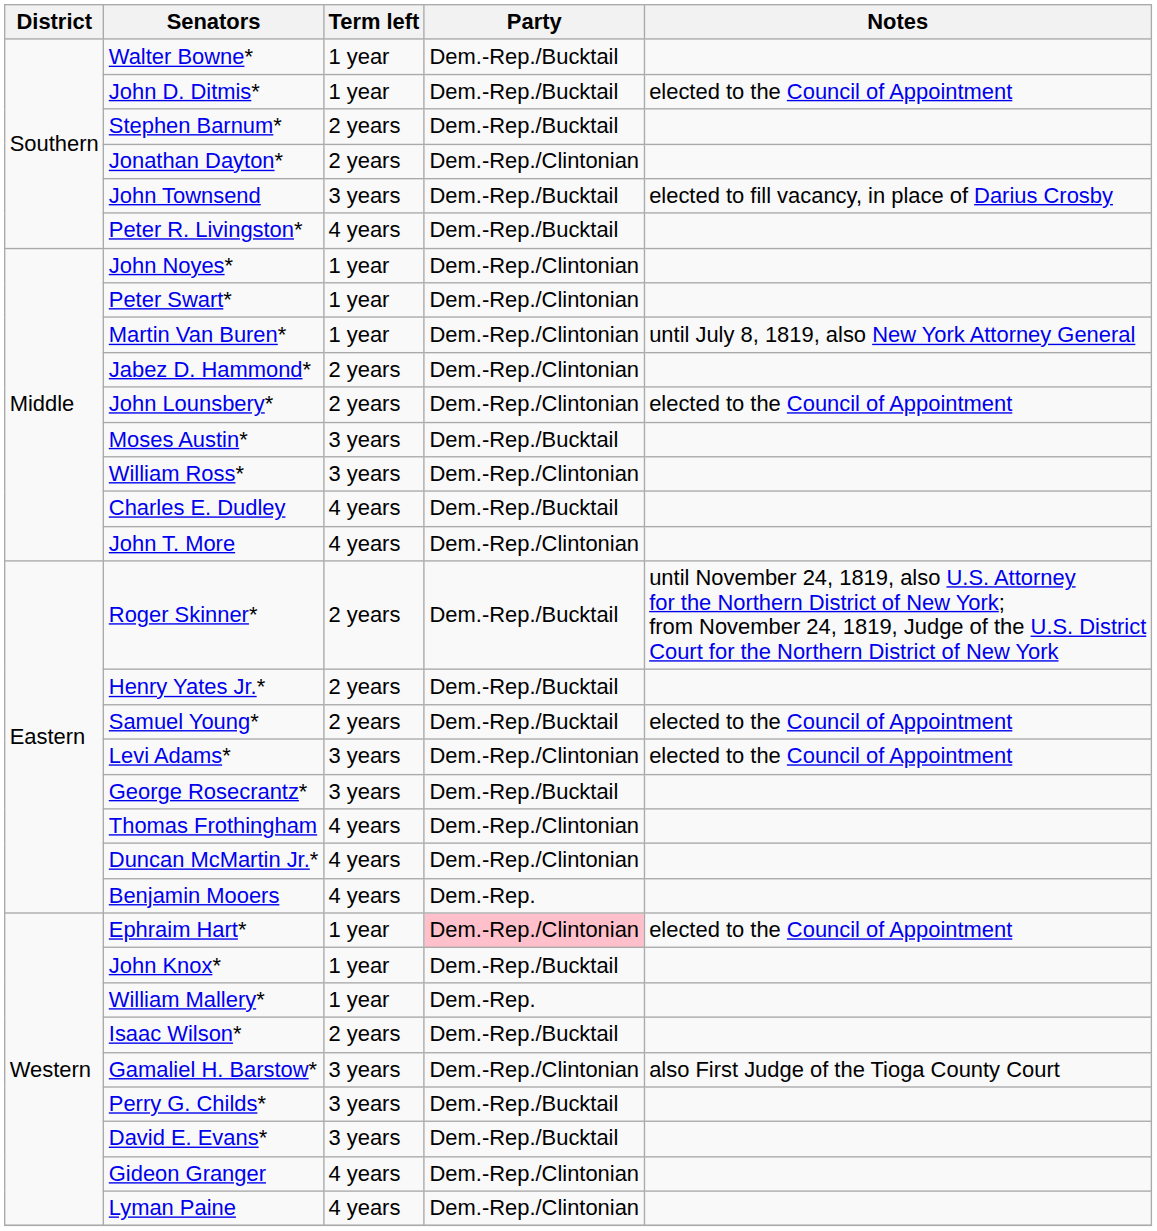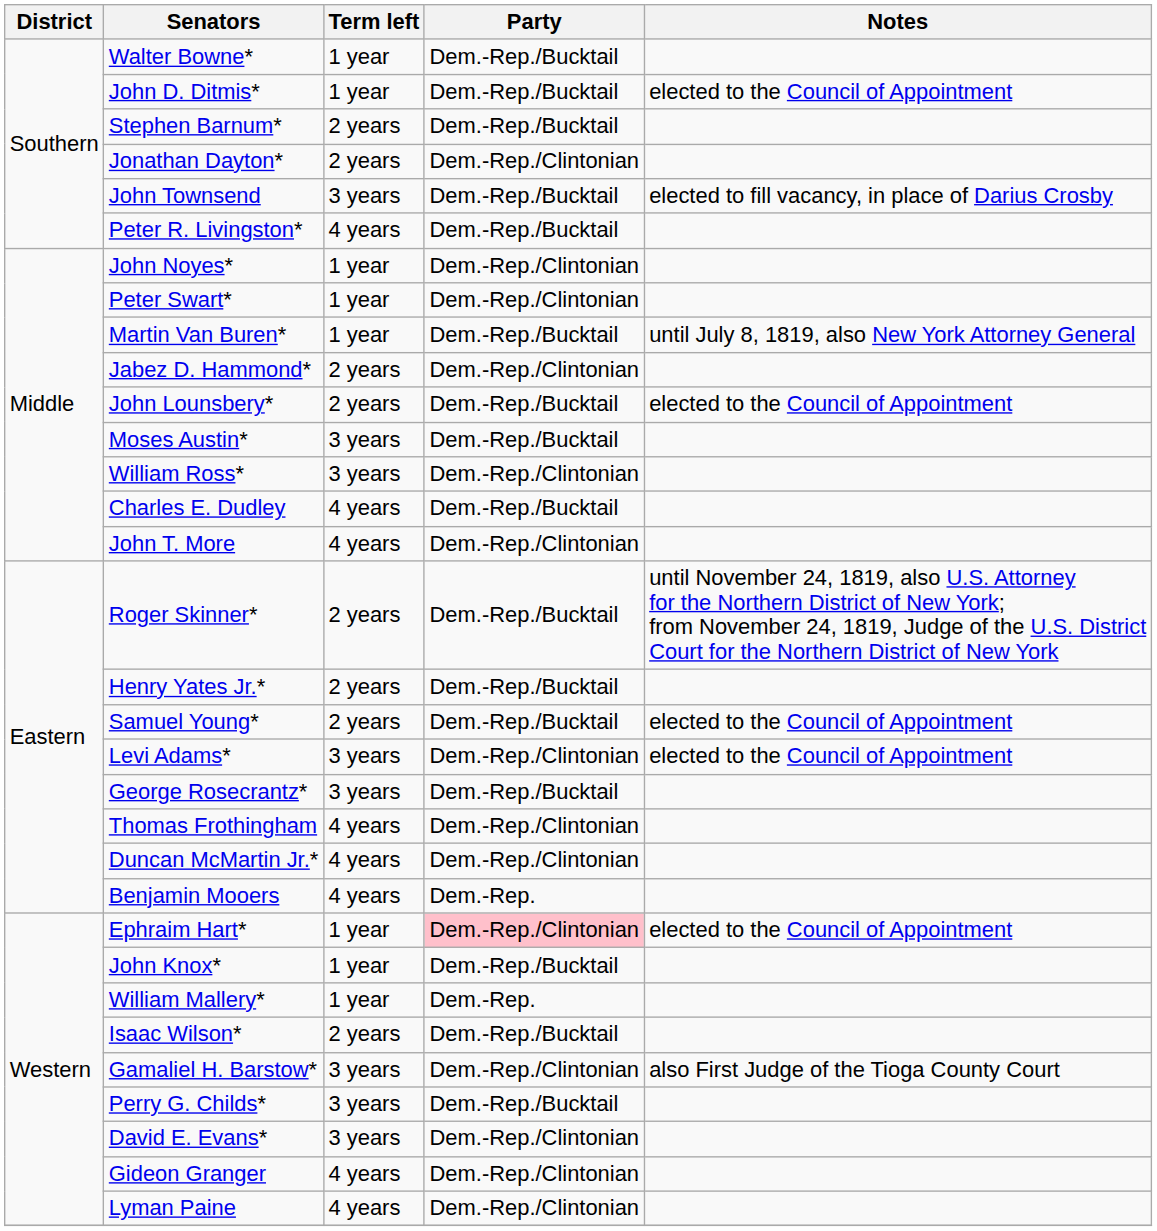(534, 334) Dem.-Rep./Clintonian -> (524, 334) Dem.-Rep./Bucktail
(534, 404) Dem.-Rep./Clintonian -> (524, 404) Dem.-Rep./Bucktail
(524, 1138) Dem.-Rep./Bucktail -> (534, 1138) Dem.-Rep./Clintonian
